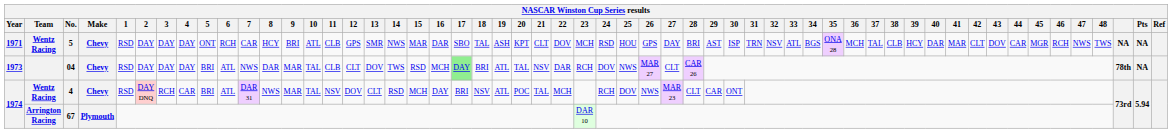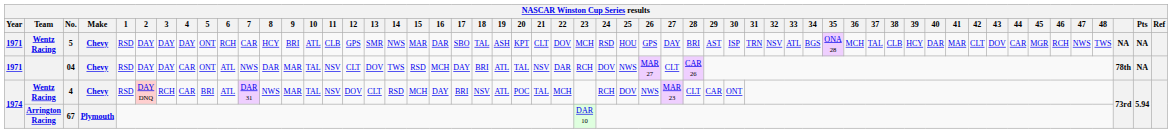(14, 68) 1973 -> (14, 68) 1971
(187, 68) DAY -> (187, 68) CAR
(207, 68) BRI -> (207, 68) ONT
(333, 68) CLB -> (333, 68) NSV
(462, 68) lightgreen background -> (462, 68) no background
